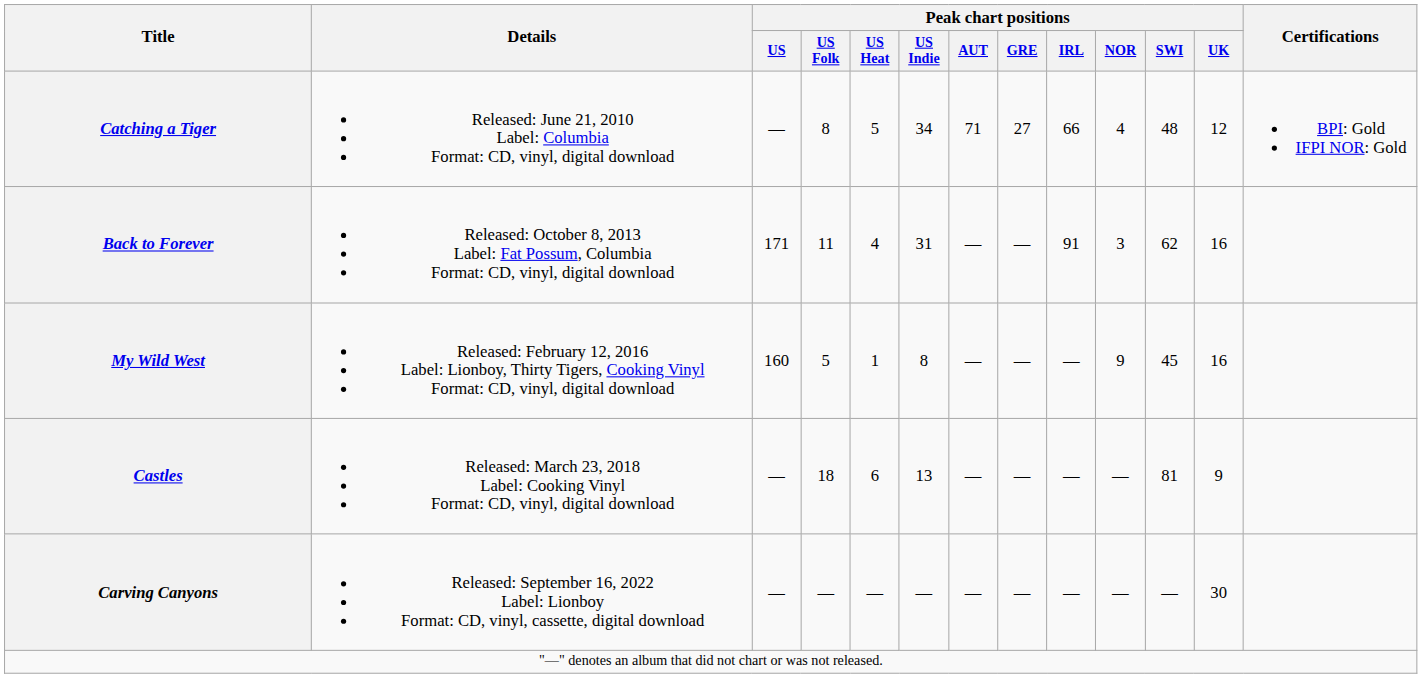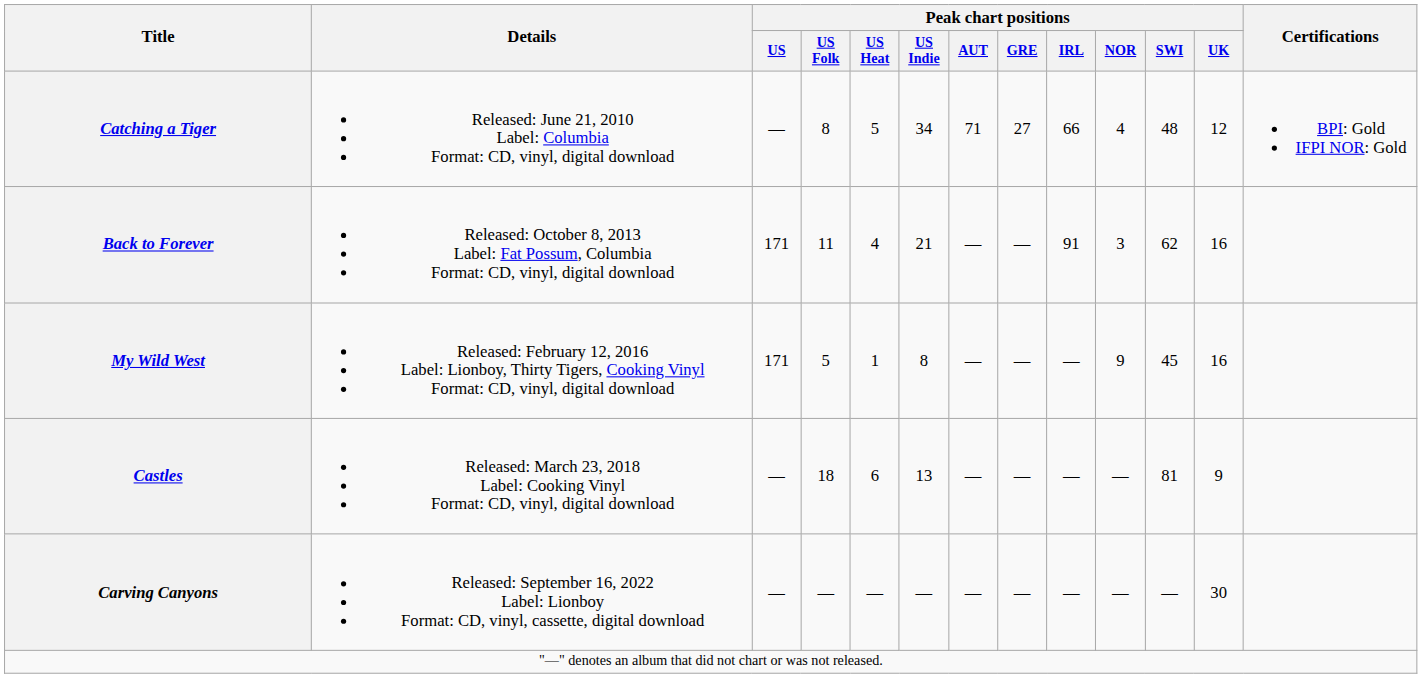(924, 244) 31 -> (924, 244) 21
(777, 360) 160 -> (777, 360) 171
